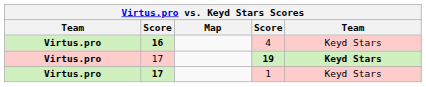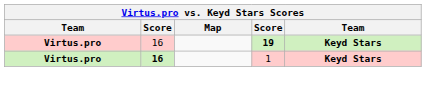- row: (268, 43)
(158, 58) 17 -> (158, 43) 16
(158, 74) 17 -> (158, 58) 16
(353, 74) normal -> (353, 58) bold
